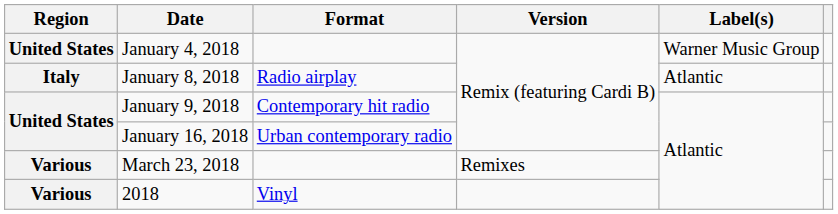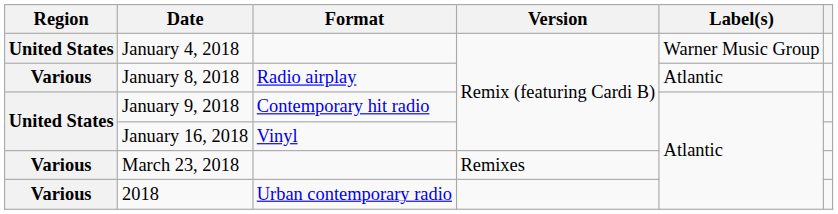(61, 77) Italy -> (61, 77) Various
(354, 135) Urban contemporary radio -> (277, 135) Vinyl
(277, 194) Vinyl -> (354, 194) Urban contemporary radio
